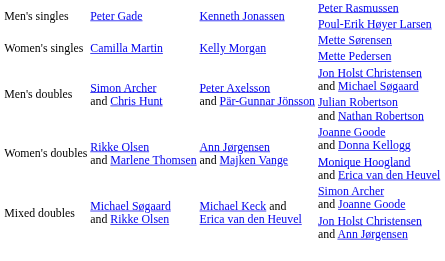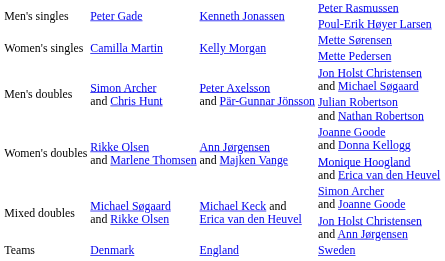+ row: (337, 250)
